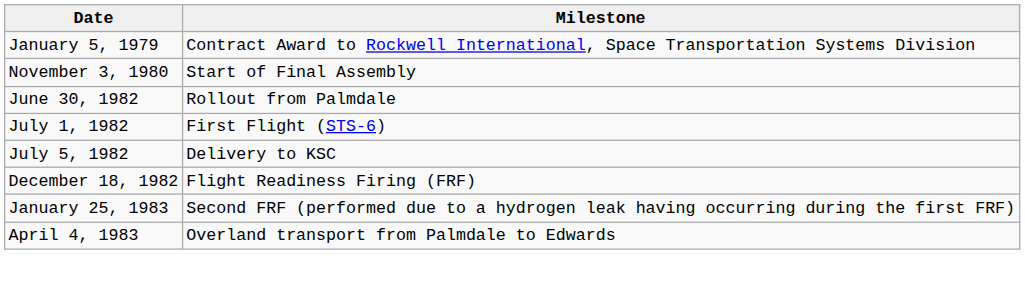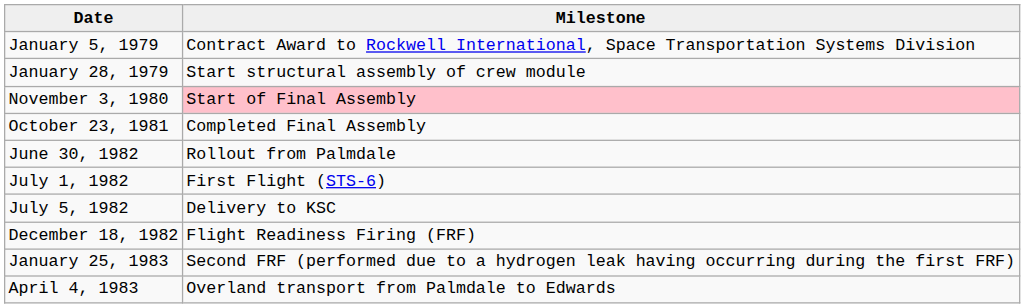+ row: (88, 72)
(301, 72) no background -> (301, 100) pink background
+ row: (88, 127)
